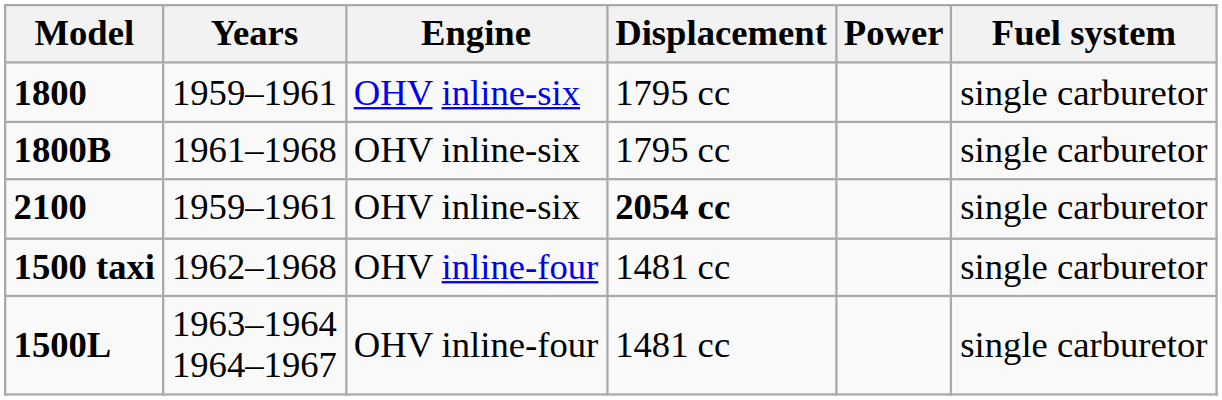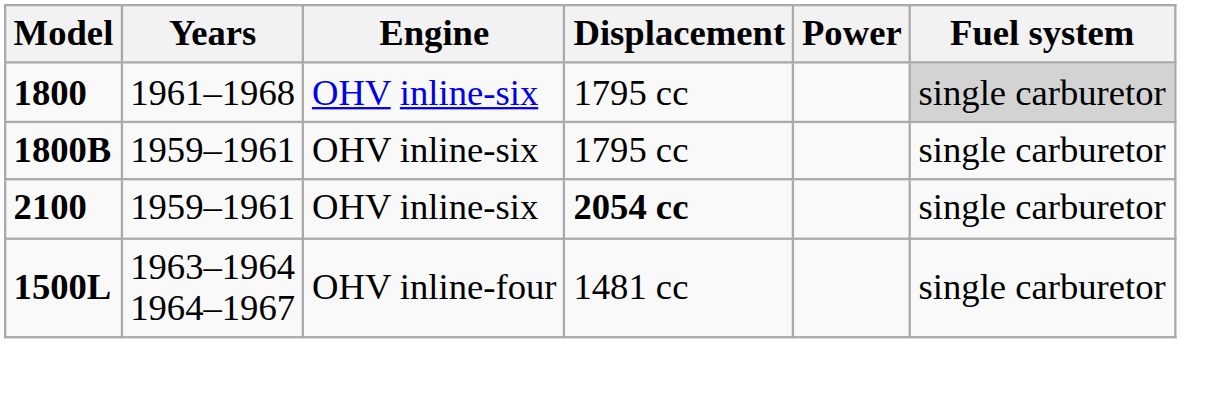(254, 91) 1959–1961 -> (213, 91) 1961–1968
(1084, 91) no background -> (1042, 91) lightgrey background
(254, 149) 1961–1968 -> (213, 149) 1959–1961
- row: (84, 265)
